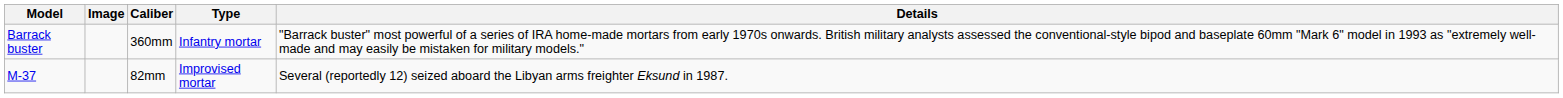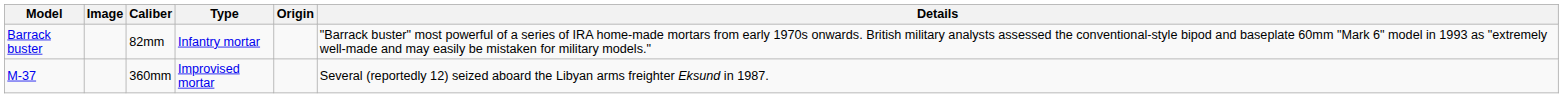+ column: (295, 14)
(151, 41) 360mm -> (147, 41) 82mm
(148, 75) 82mm -> (150, 75) 360mm
